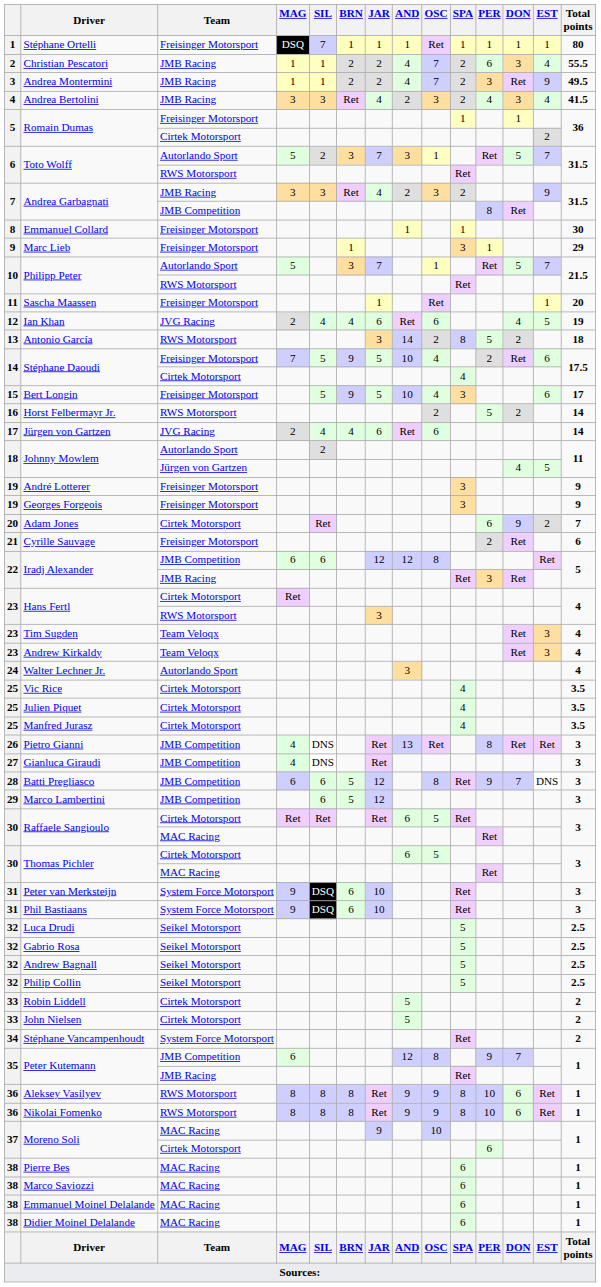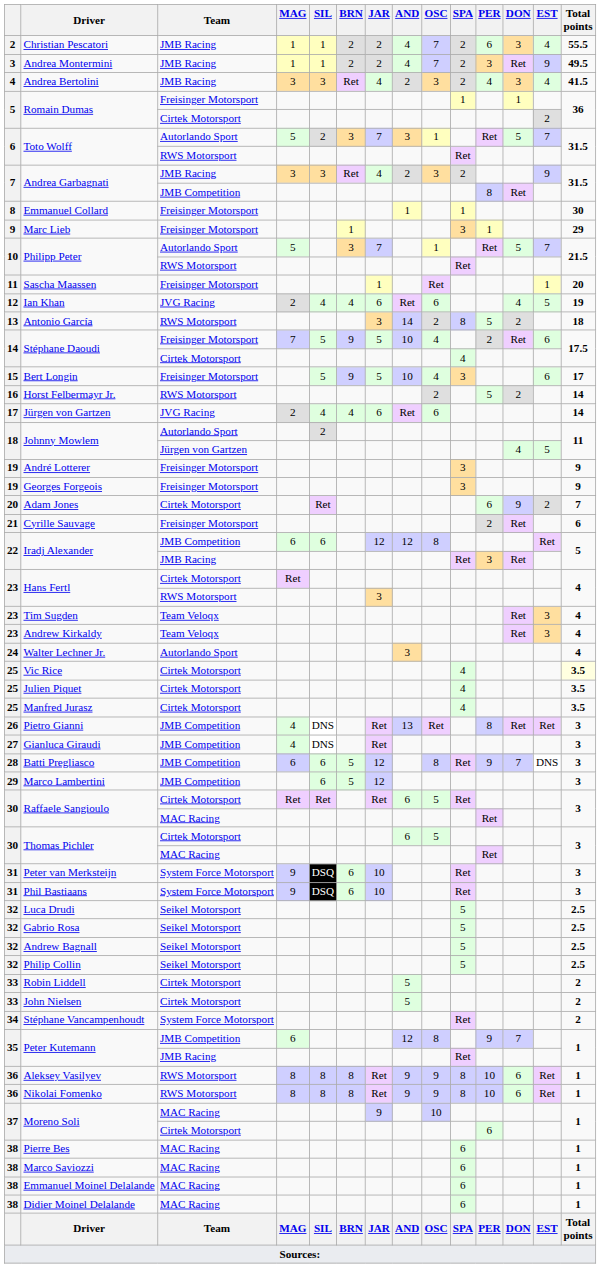- row: (60, 44)
(578, 688) no background -> (578, 670) lightyellow background
